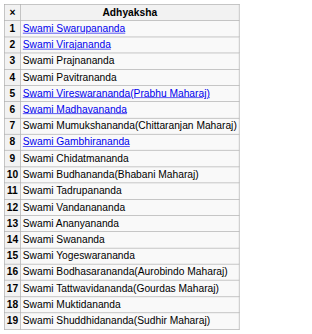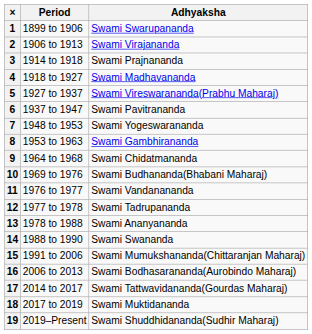+ column: (55, 12)
(70, 77) Swami Pavitrananda -> (143, 77) Swami Madhavananda
(75, 110) Swami Madhavananda -> (138, 110) Swami Pavitrananda
(130, 126) Swami Mumukshananda(Chittaranjan Maharaj) -> (147, 126) Swami Yogeswarananda
(72, 191) Swami Tadrupananda -> (142, 191) Swami Vandanananda
(74, 207) Swami Vandanananda -> (141, 207) Swami Tadrupananda
(79, 256) Swami Yogeswarananda -> (198, 256) Swami Mumukshananda(Chittaranjan Maharaj)
